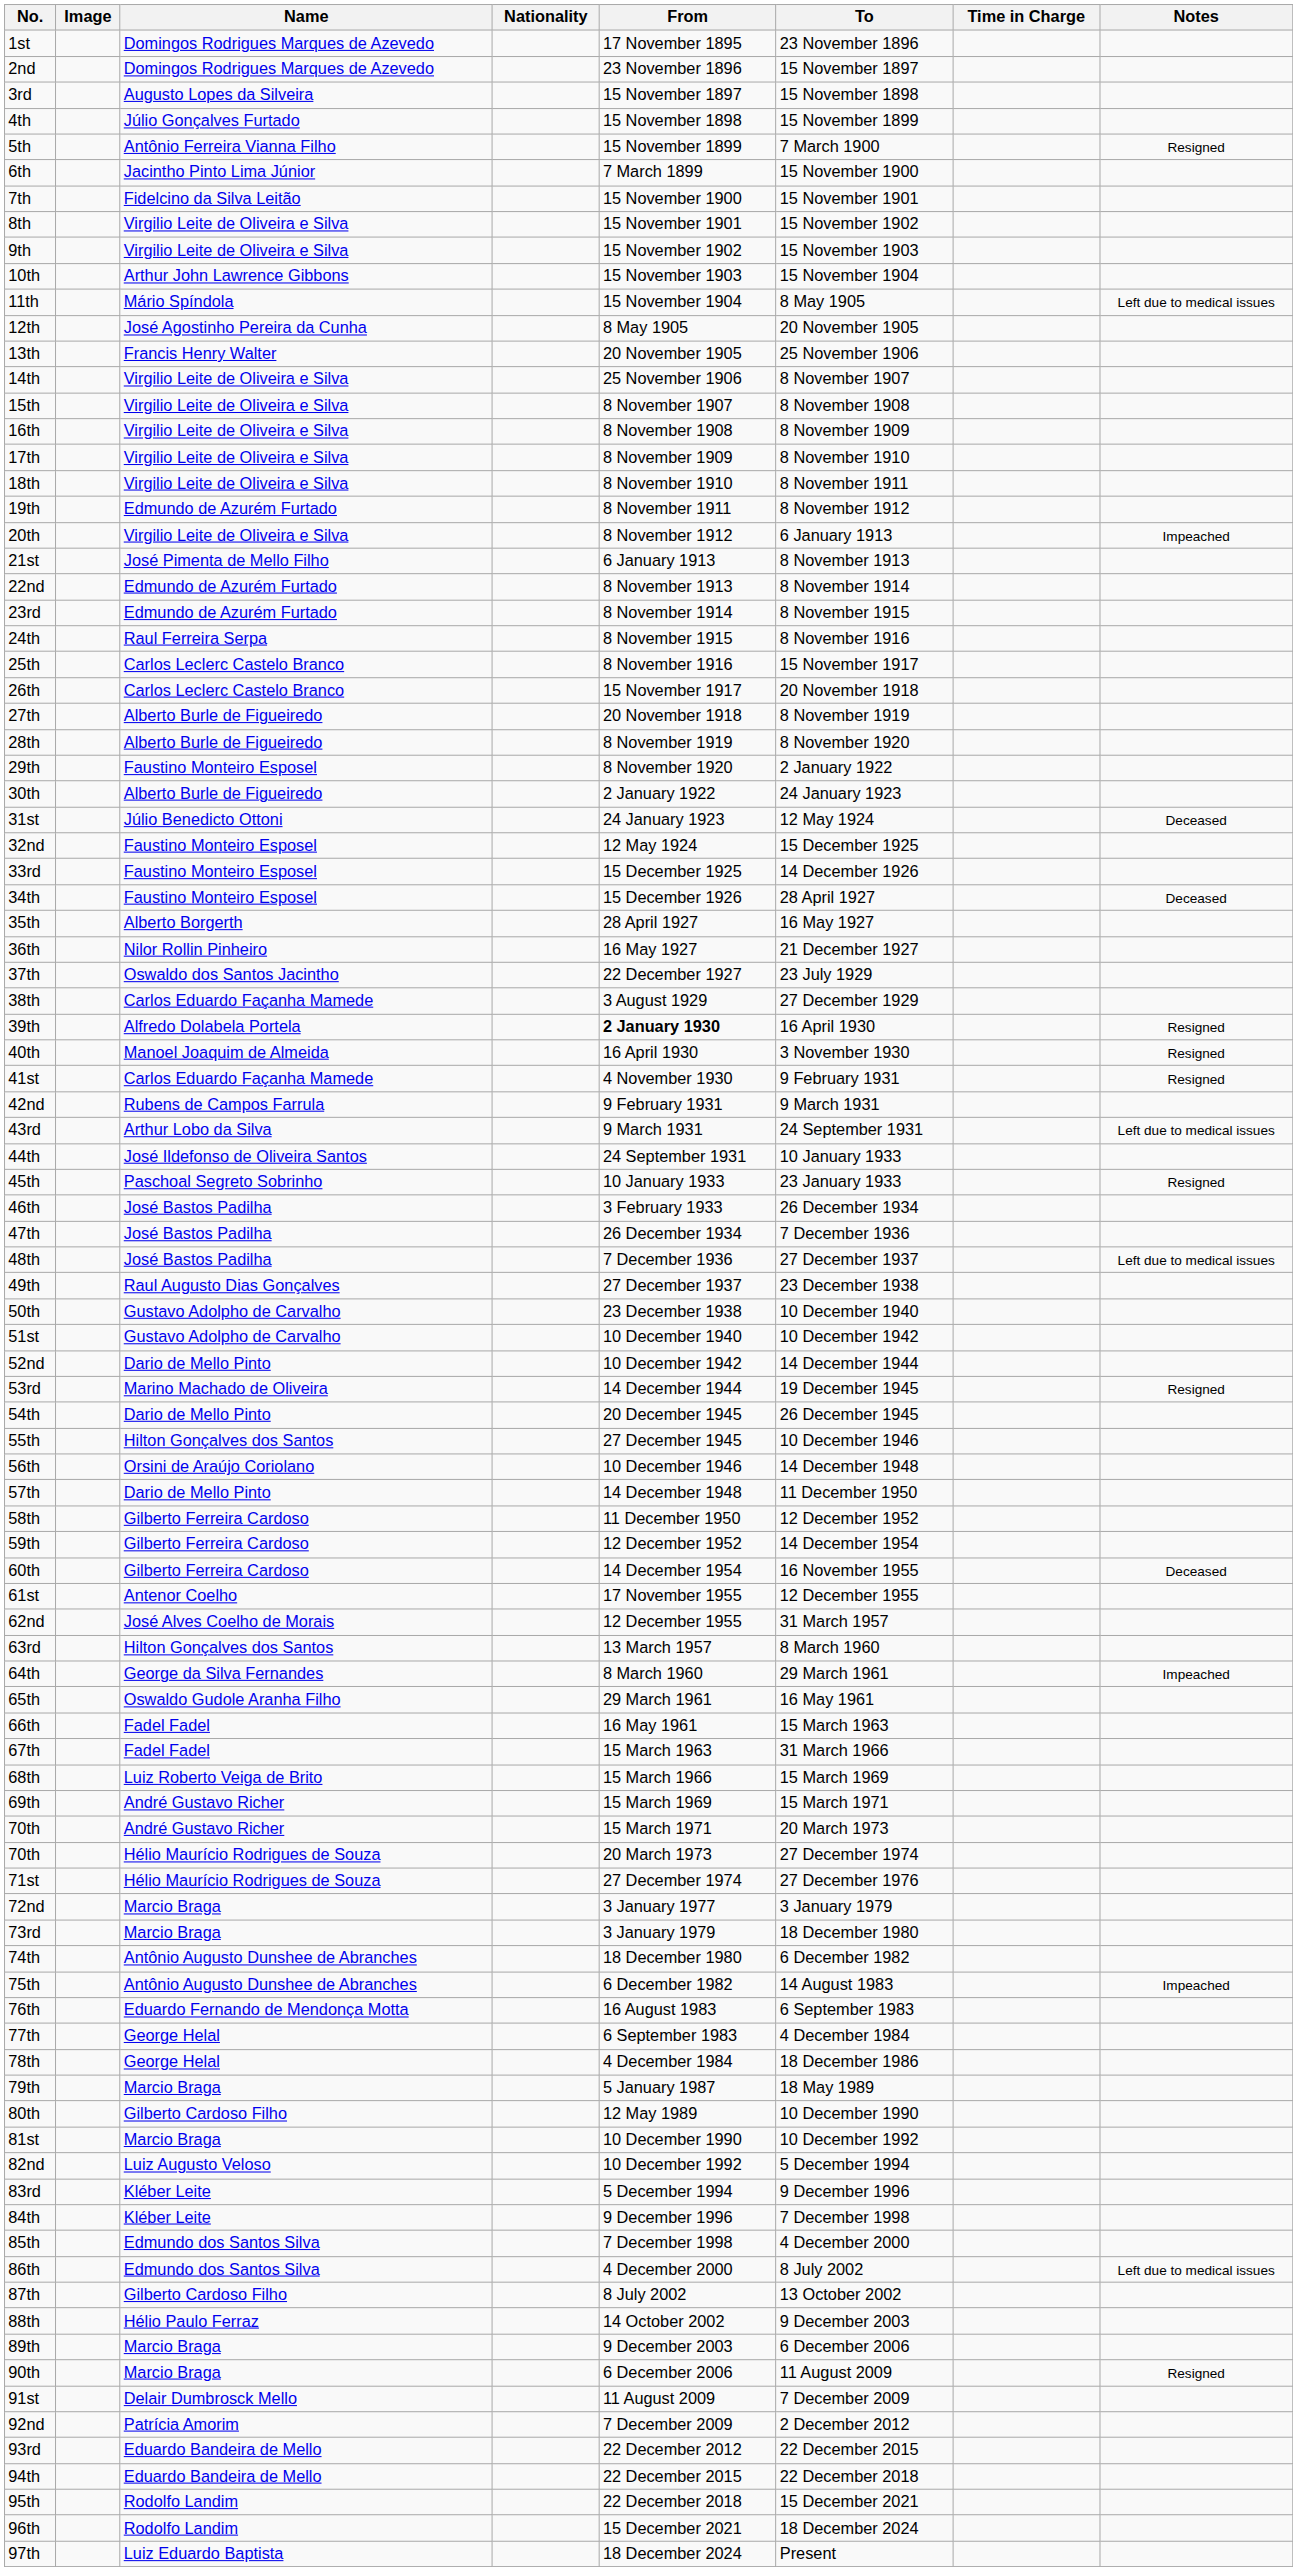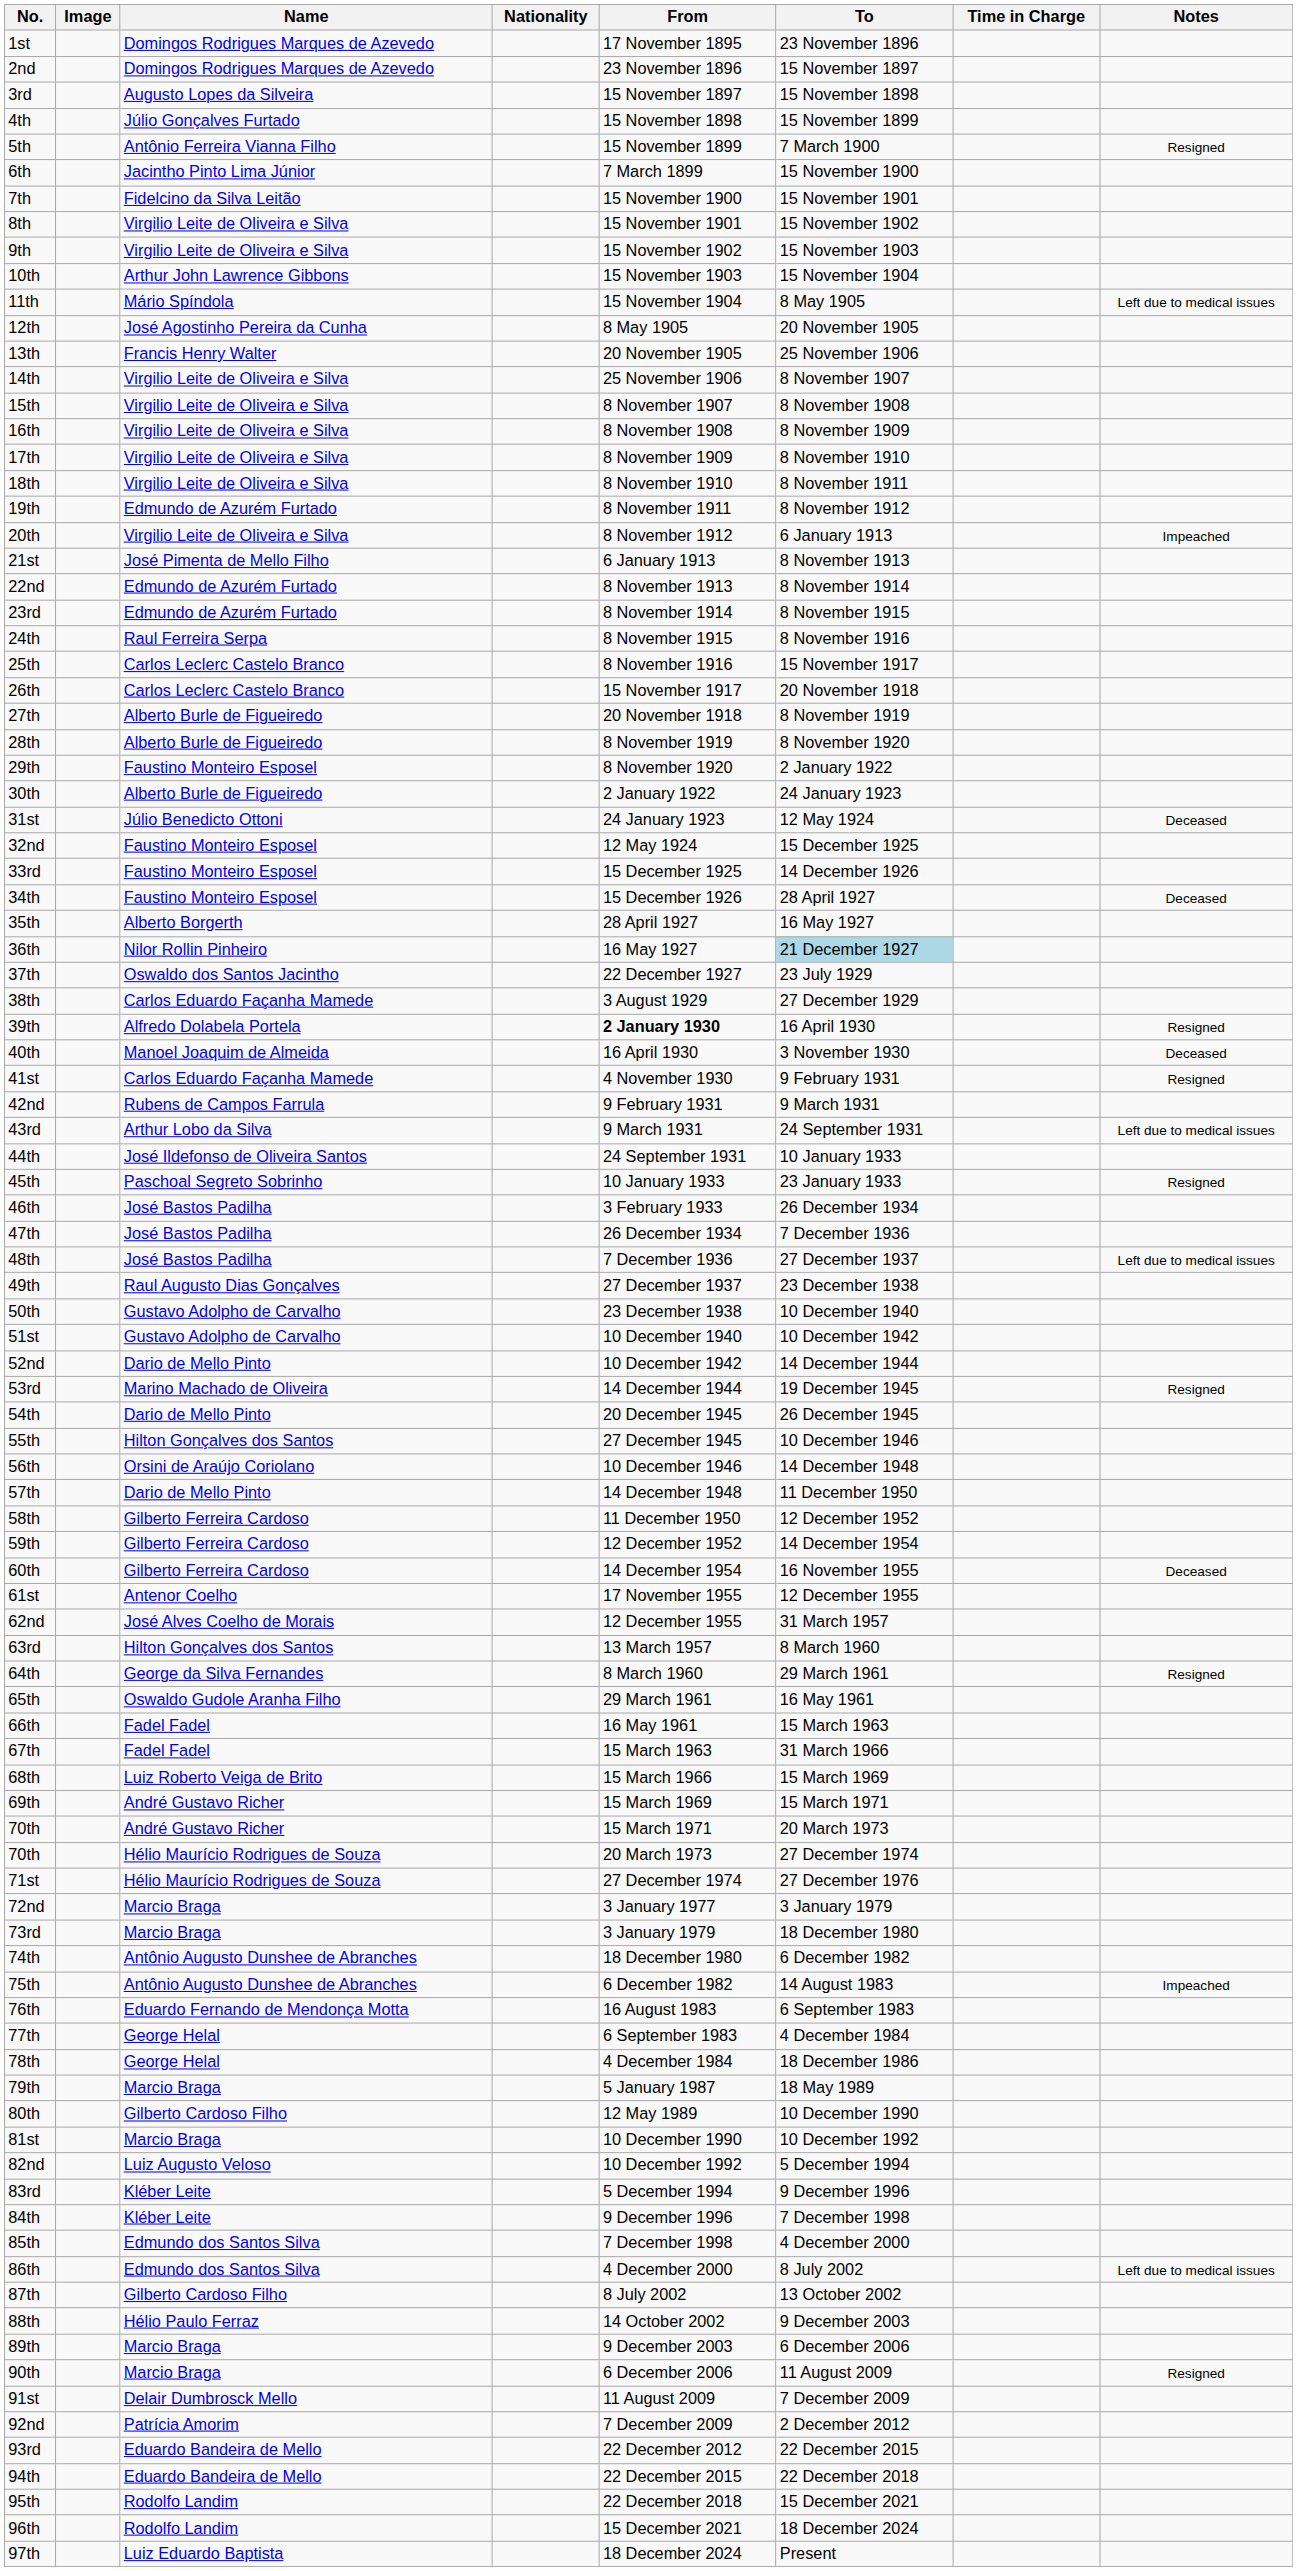(849, 949) no background -> (849, 949) lightblue background
(1196, 1053) Resigned -> (1196, 1053) Deceased
(1196, 1674) Impeached -> (1196, 1674) Resigned
